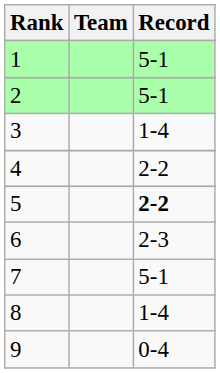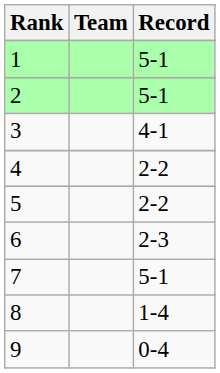(154, 131) 1-4 -> (154, 131) 4-1
(154, 204) bold -> (154, 204) normal
